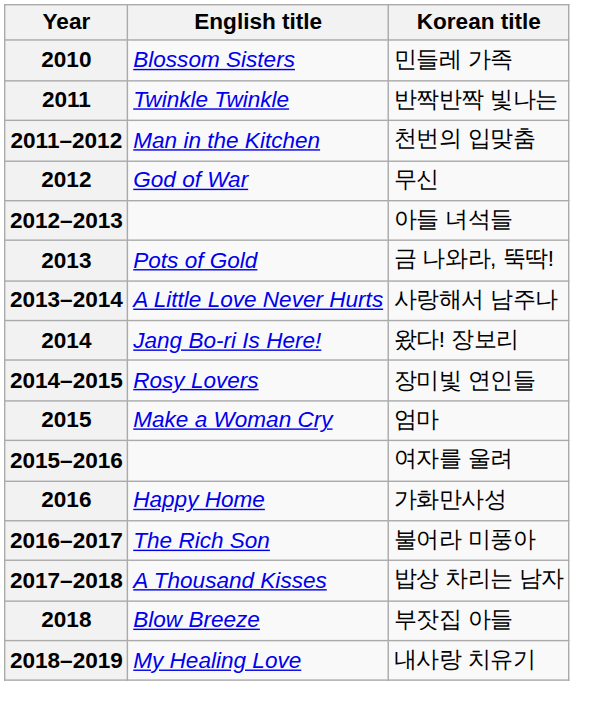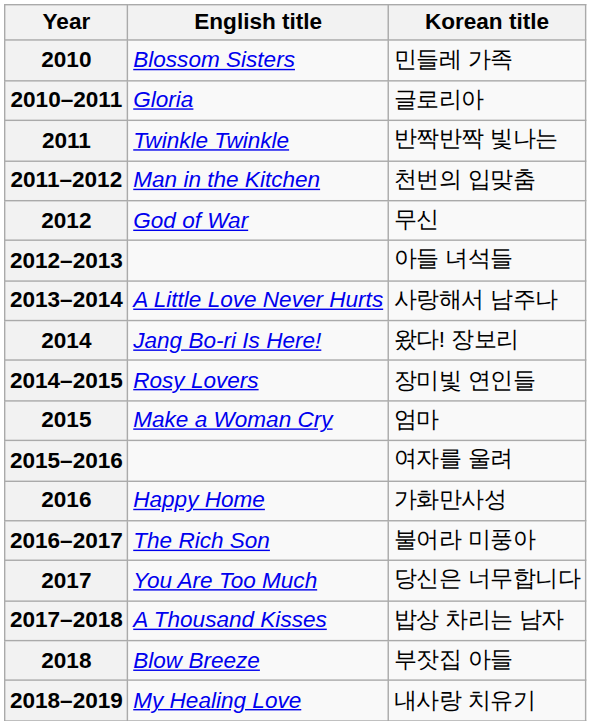+ row: (66, 100)
- row: (66, 260)
+ row: (66, 580)
